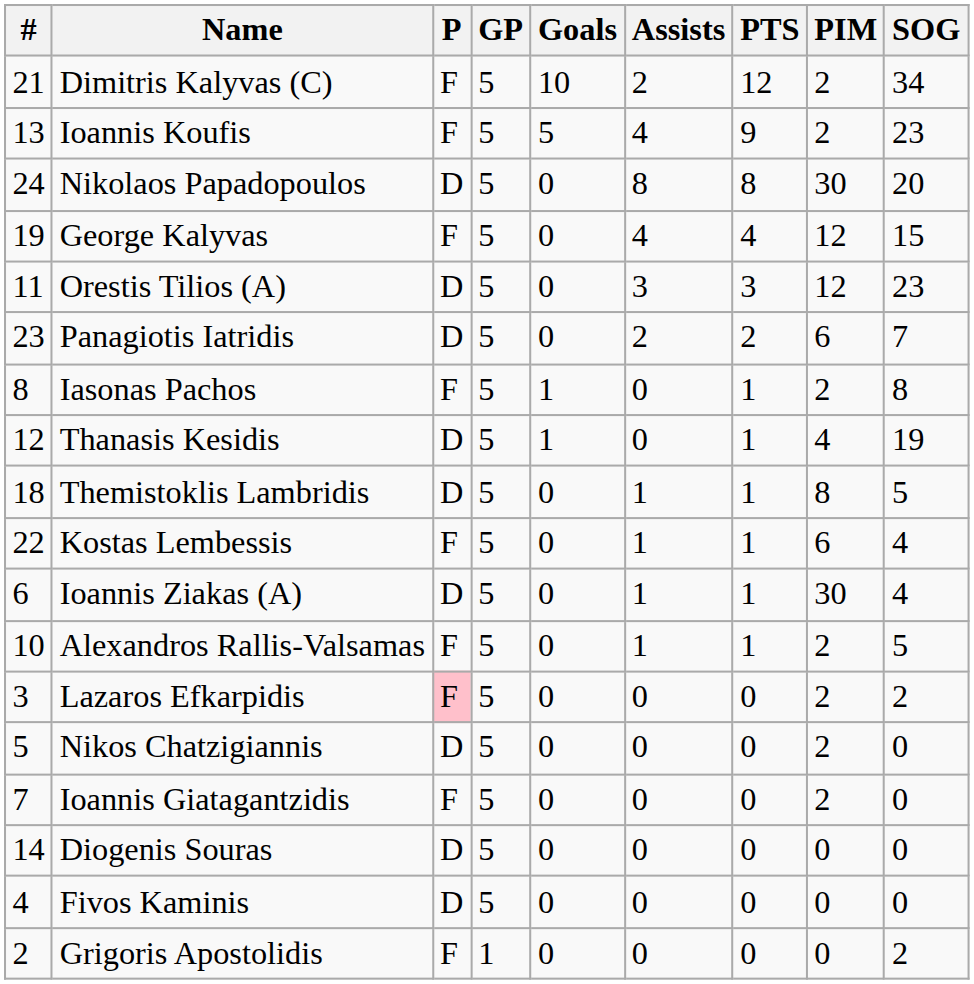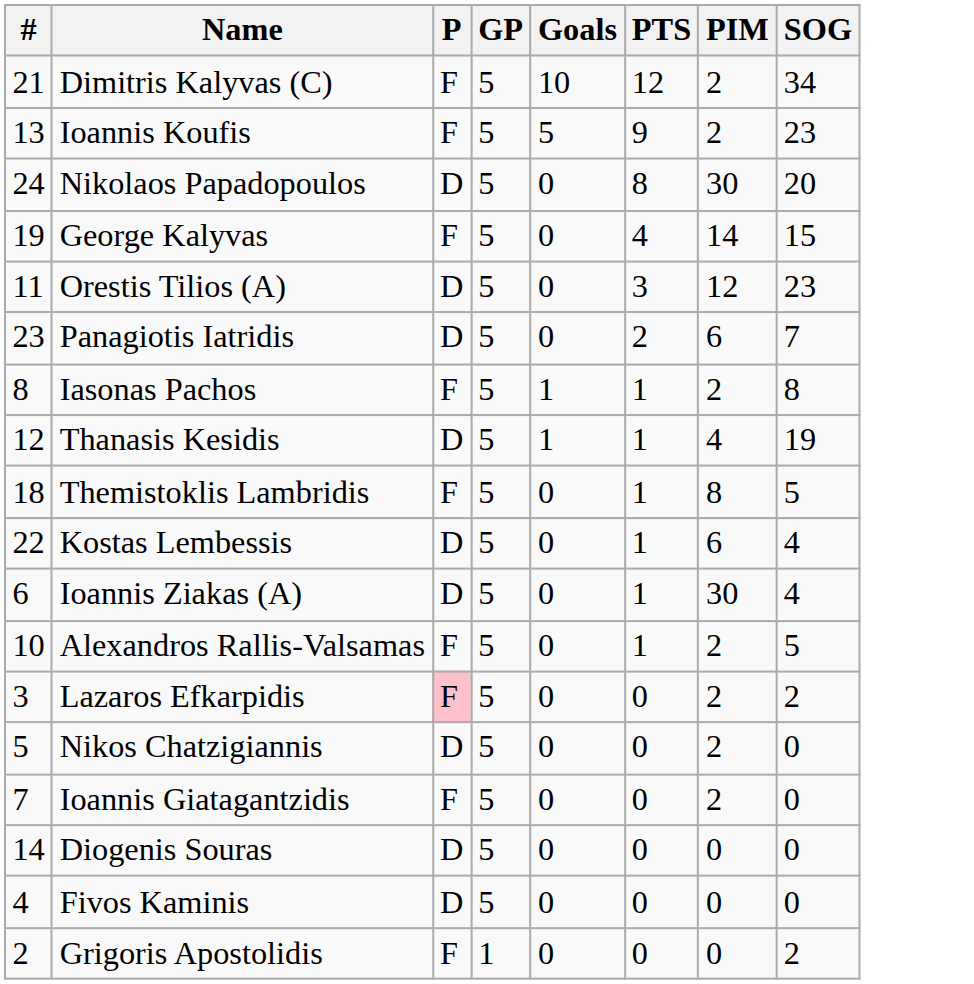- column: (679, 30)
(830, 235) 12 -> (722, 235) 14
(452, 491) D -> (449, 491) F
(449, 542) F -> (452, 542) D
